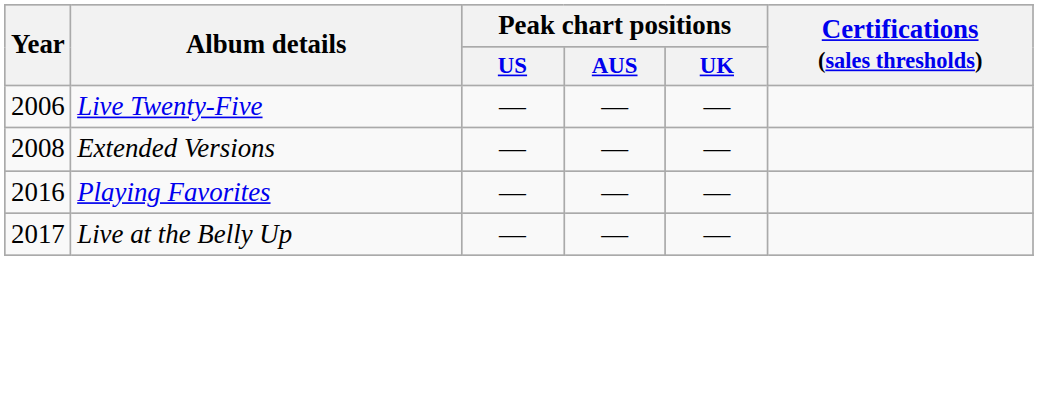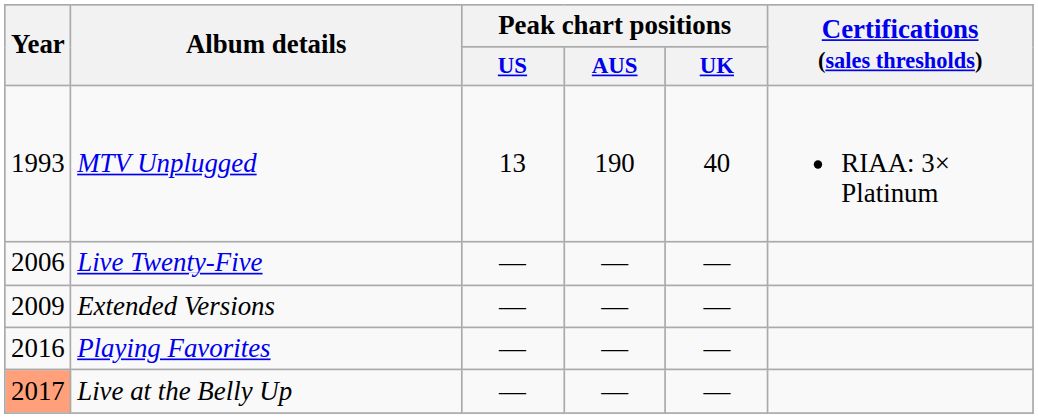+ row: (167, 163)
(38, 148) 2008 -> (38, 305) 2009
(38, 234) no background -> (38, 390) lightsalmon background
